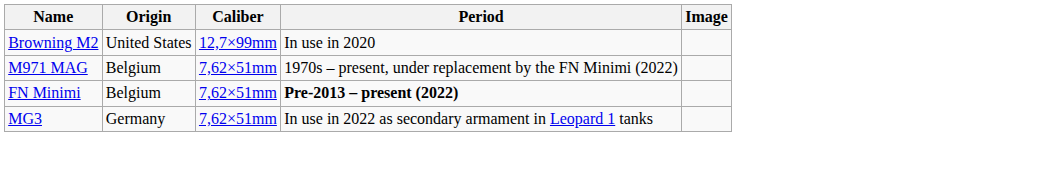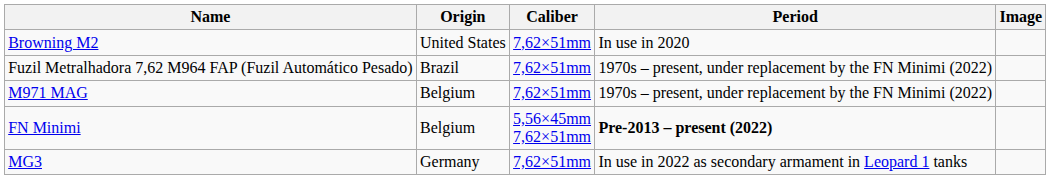(238, 42) 12,7×99mm -> (552, 42) 7,62×51mm
+ row: (210, 67)
(238, 93) 7,62×51mm -> (552, 127) 5,56×45mm 7,62×51mm
